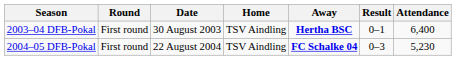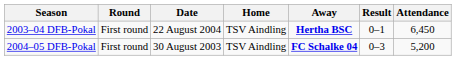(187, 30) 30 August 2003 -> (187, 30) 22 August 2004
(423, 30) 6,400 -> (423, 30) 6,450
(187, 47) 22 August 2004 -> (187, 47) 30 August 2003
(423, 47) 5,230 -> (423, 47) 5,200
